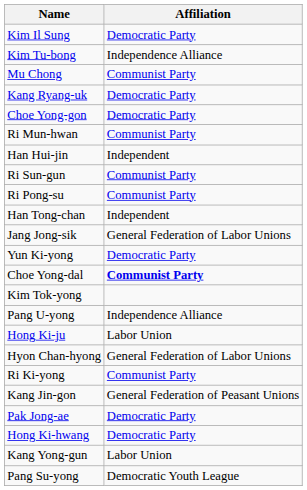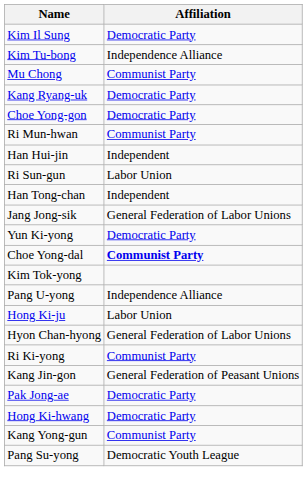(151, 174) Communist Party -> (139, 174) Labor Union
- row: (36, 194)
(139, 455) Labor Union -> (151, 435) Communist Party
